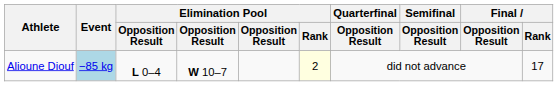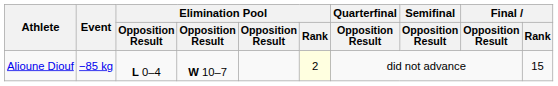(96, 66) lightblue background -> (96, 66) no background
(538, 66) 17 -> (538, 66) 15
